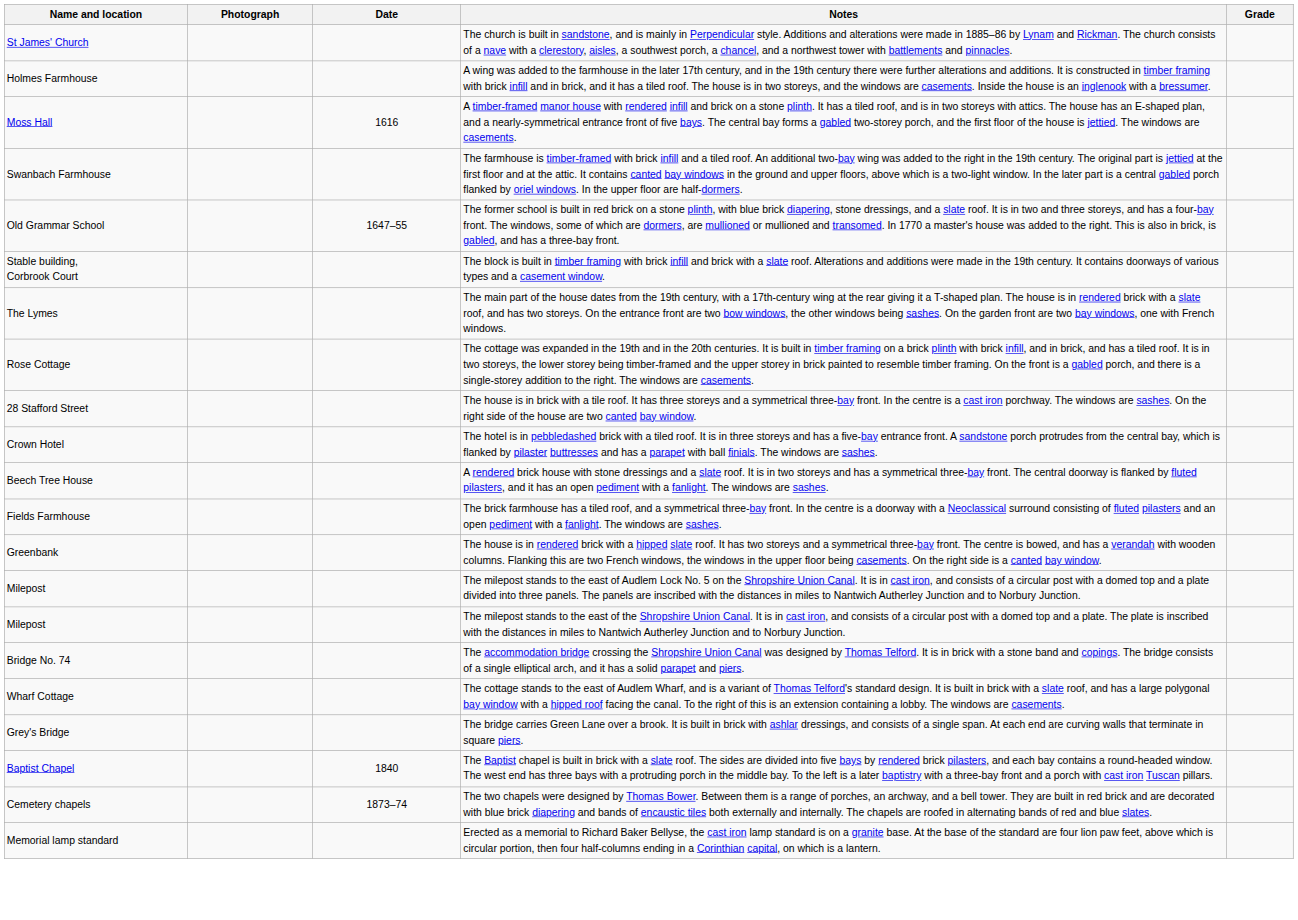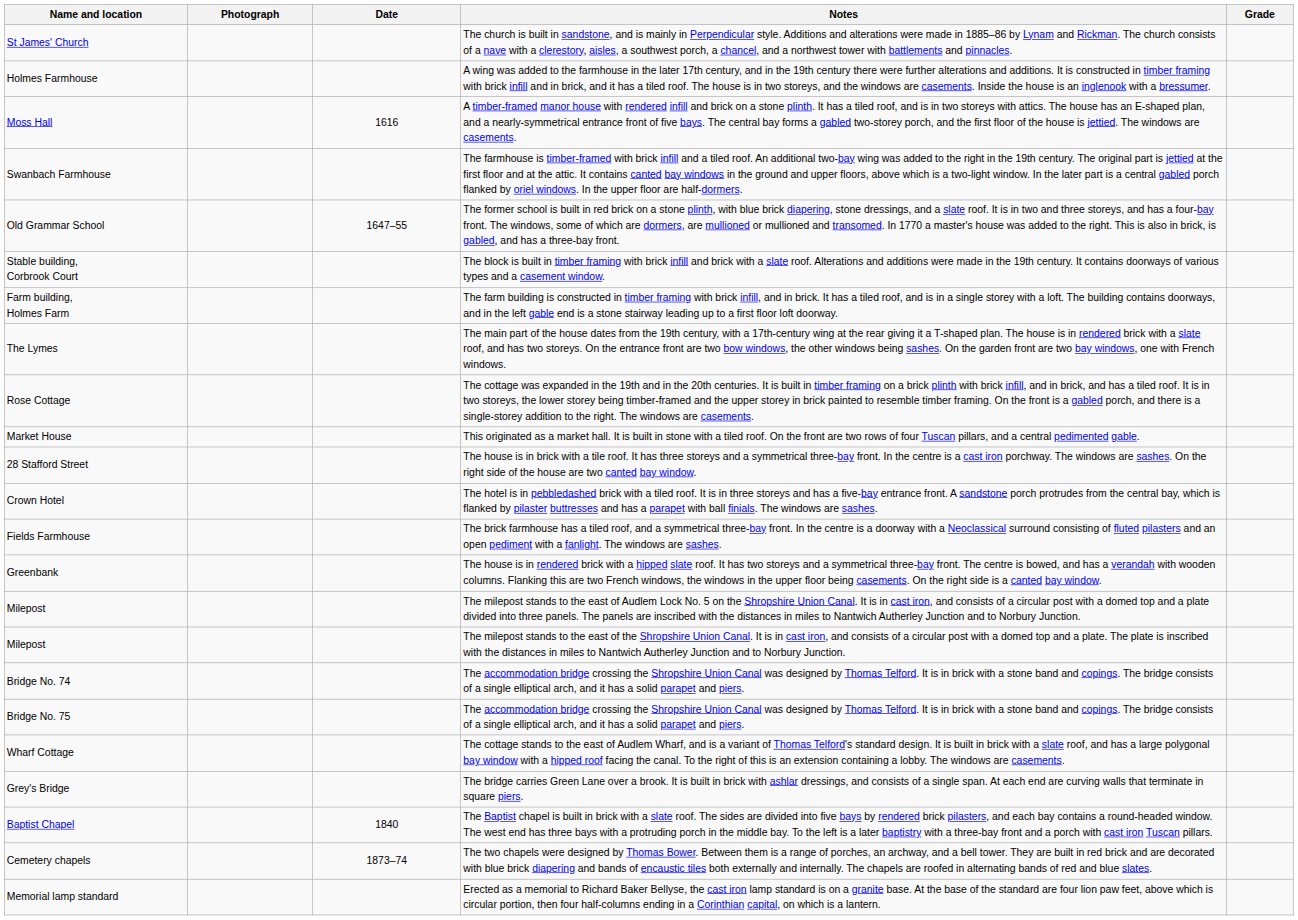+ row: (40, 305)
+ row: (39, 437)
- row: (50, 480)
+ row: (39, 717)
